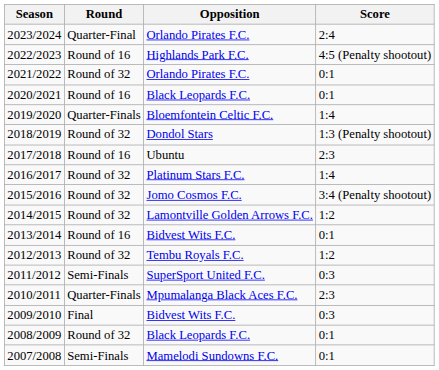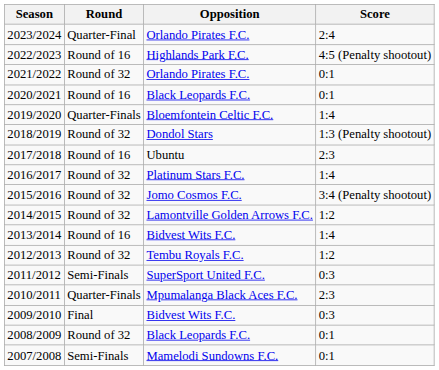(327, 235) 0:1 -> (327, 235) 1:4
